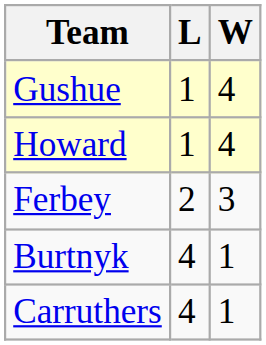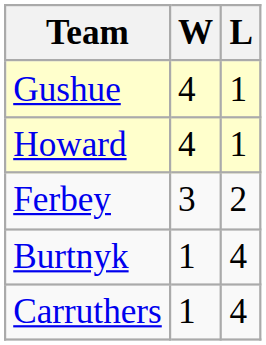columns swapped: (235, 32) <-> (190, 32)
